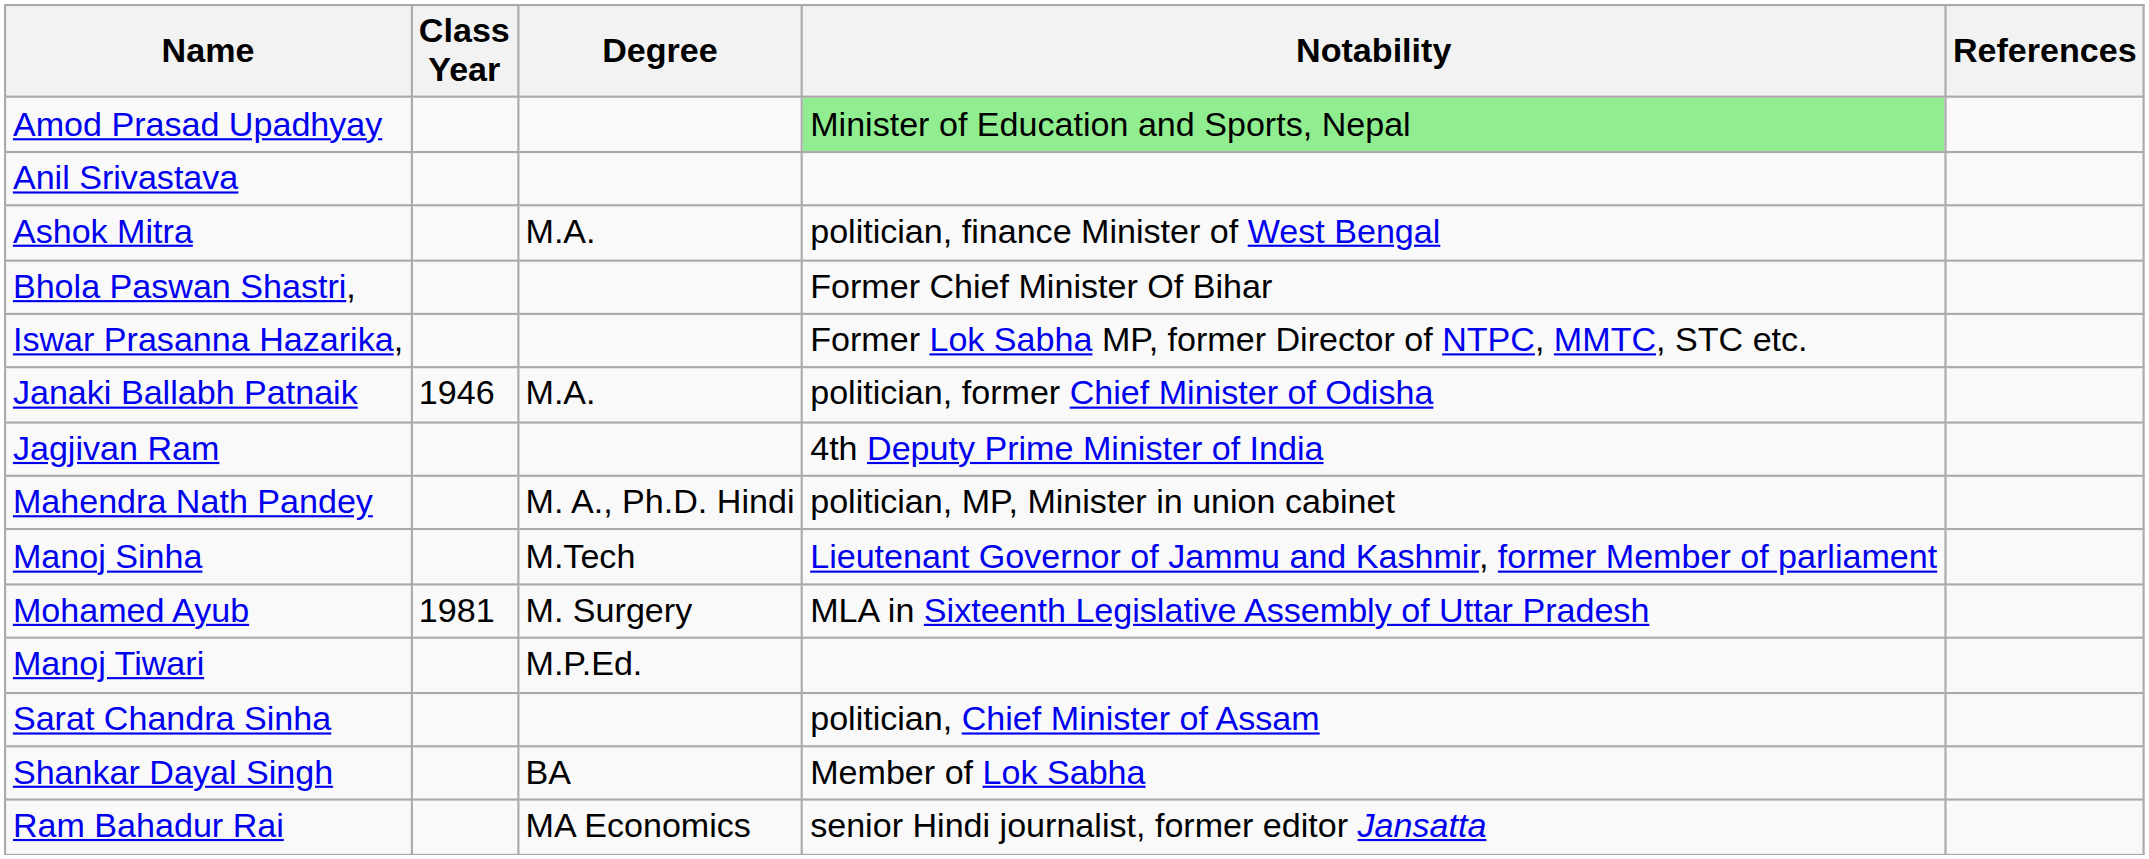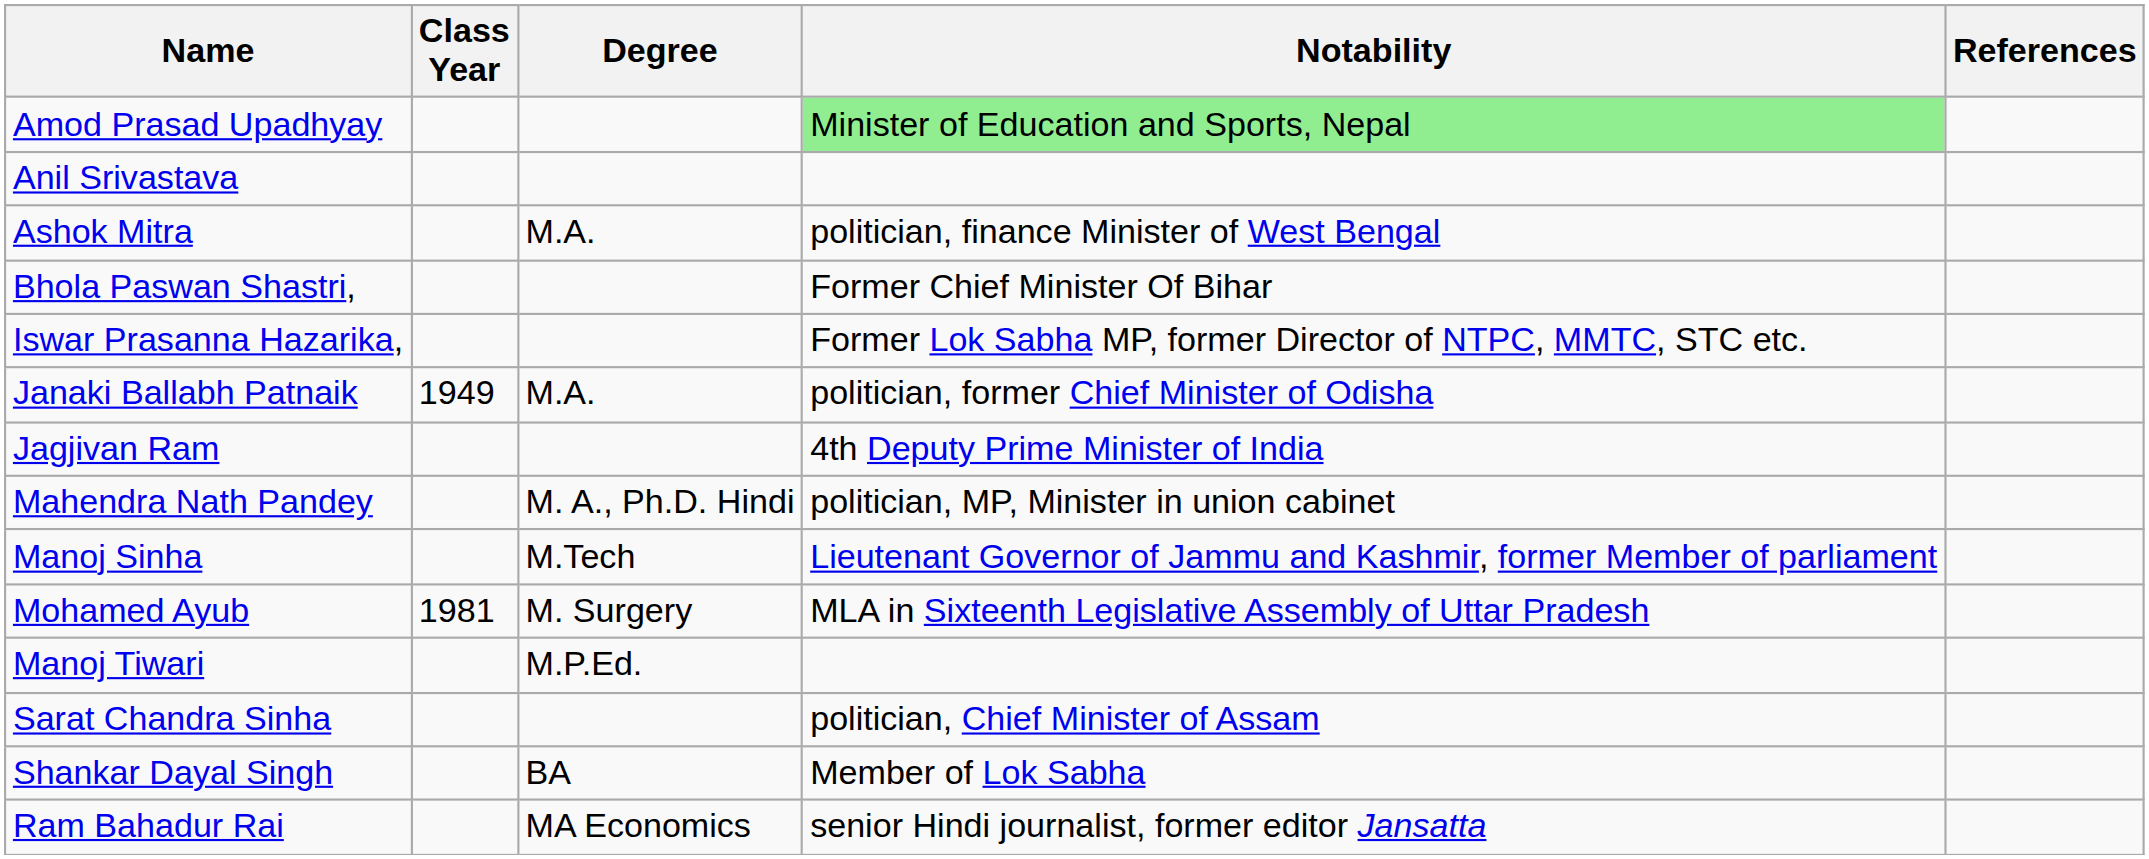(457, 394) 1946 -> (457, 394) 1949
